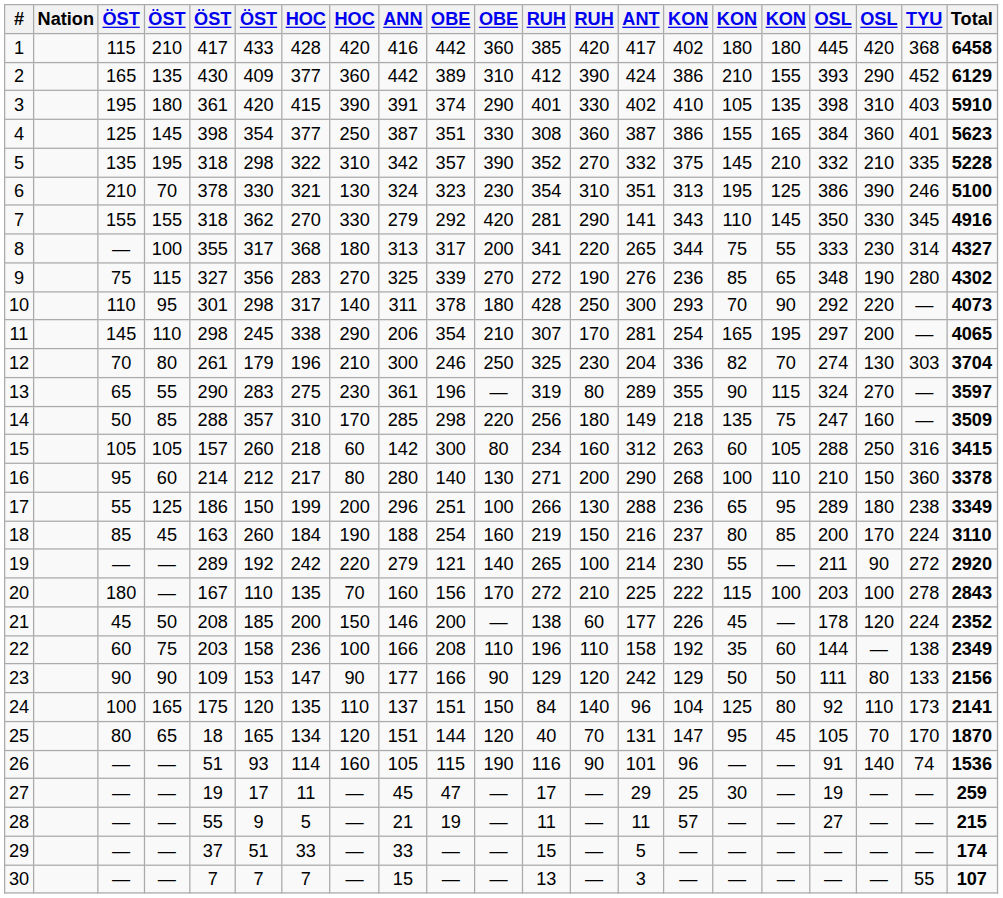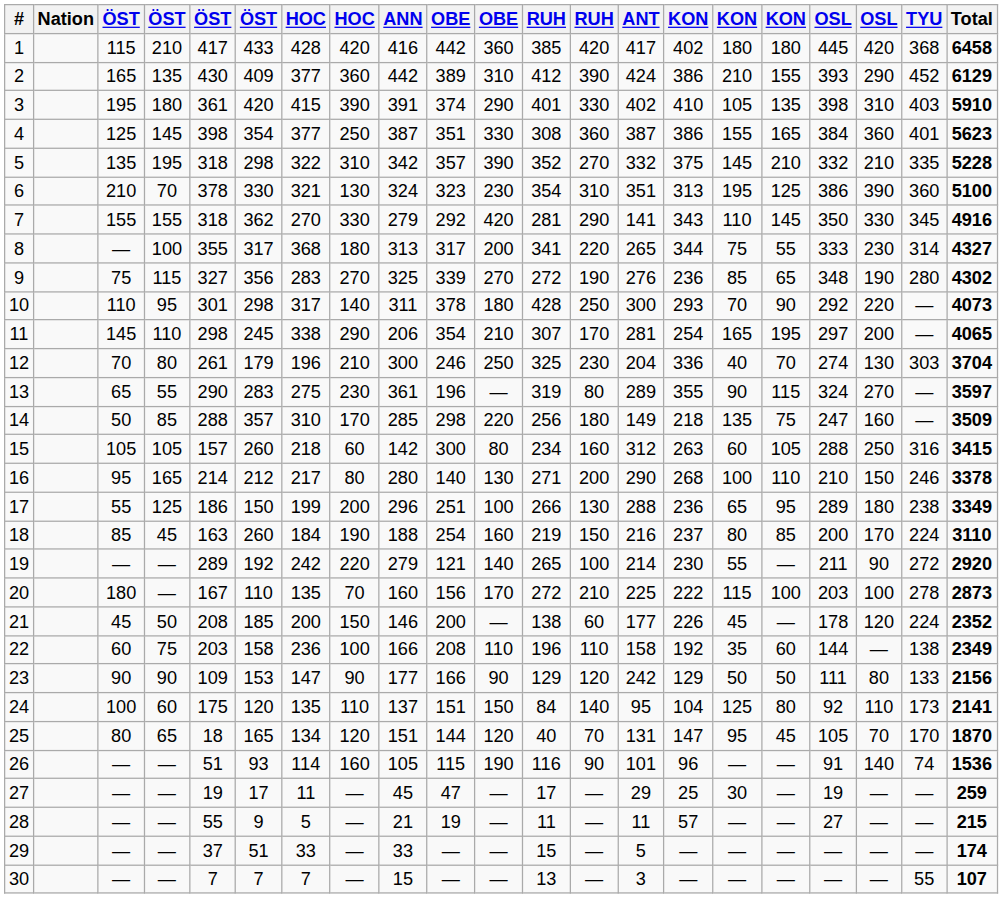(924, 191) 246 -> (924, 191) 360
(737, 363) 82 -> (737, 363) 40
(167, 478) 60 -> (167, 478) 165
(924, 478) 360 -> (924, 478) 246
(972, 593) 2843 -> (972, 593) 2873
(167, 707) 165 -> (167, 707) 60
(641, 707) 96 -> (641, 707) 95
